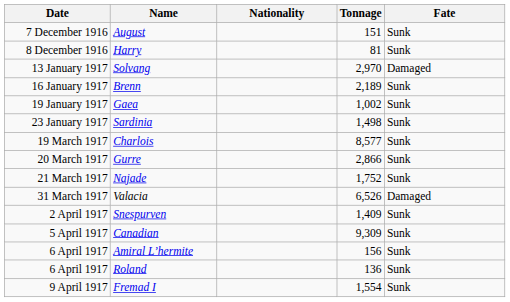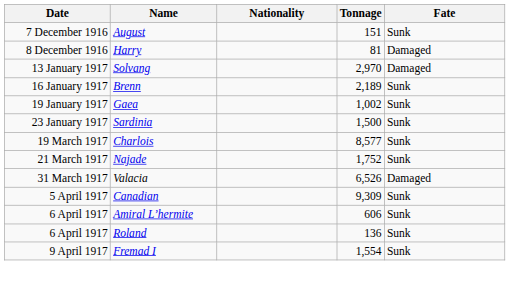(399, 50) Sunk -> (409, 50) Damaged
(369, 123) 1,498 -> (369, 123) 1,500
- row: (127, 159)
- row: (140, 214)
(373, 251) 156 -> (373, 214) 606
